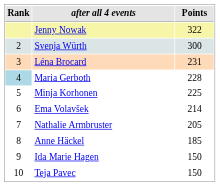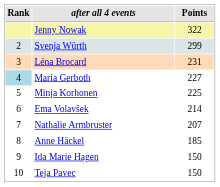(195, 46) 300 -> (195, 46) 299
(195, 77) 228 -> (195, 77) 227
(195, 125) 205 -> (195, 125) 207
